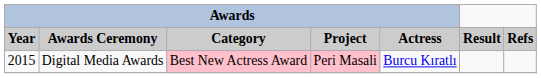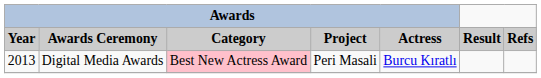(22, 61) 2015 -> (22, 61) 2013
(345, 61) pink background -> (345, 61) no background
